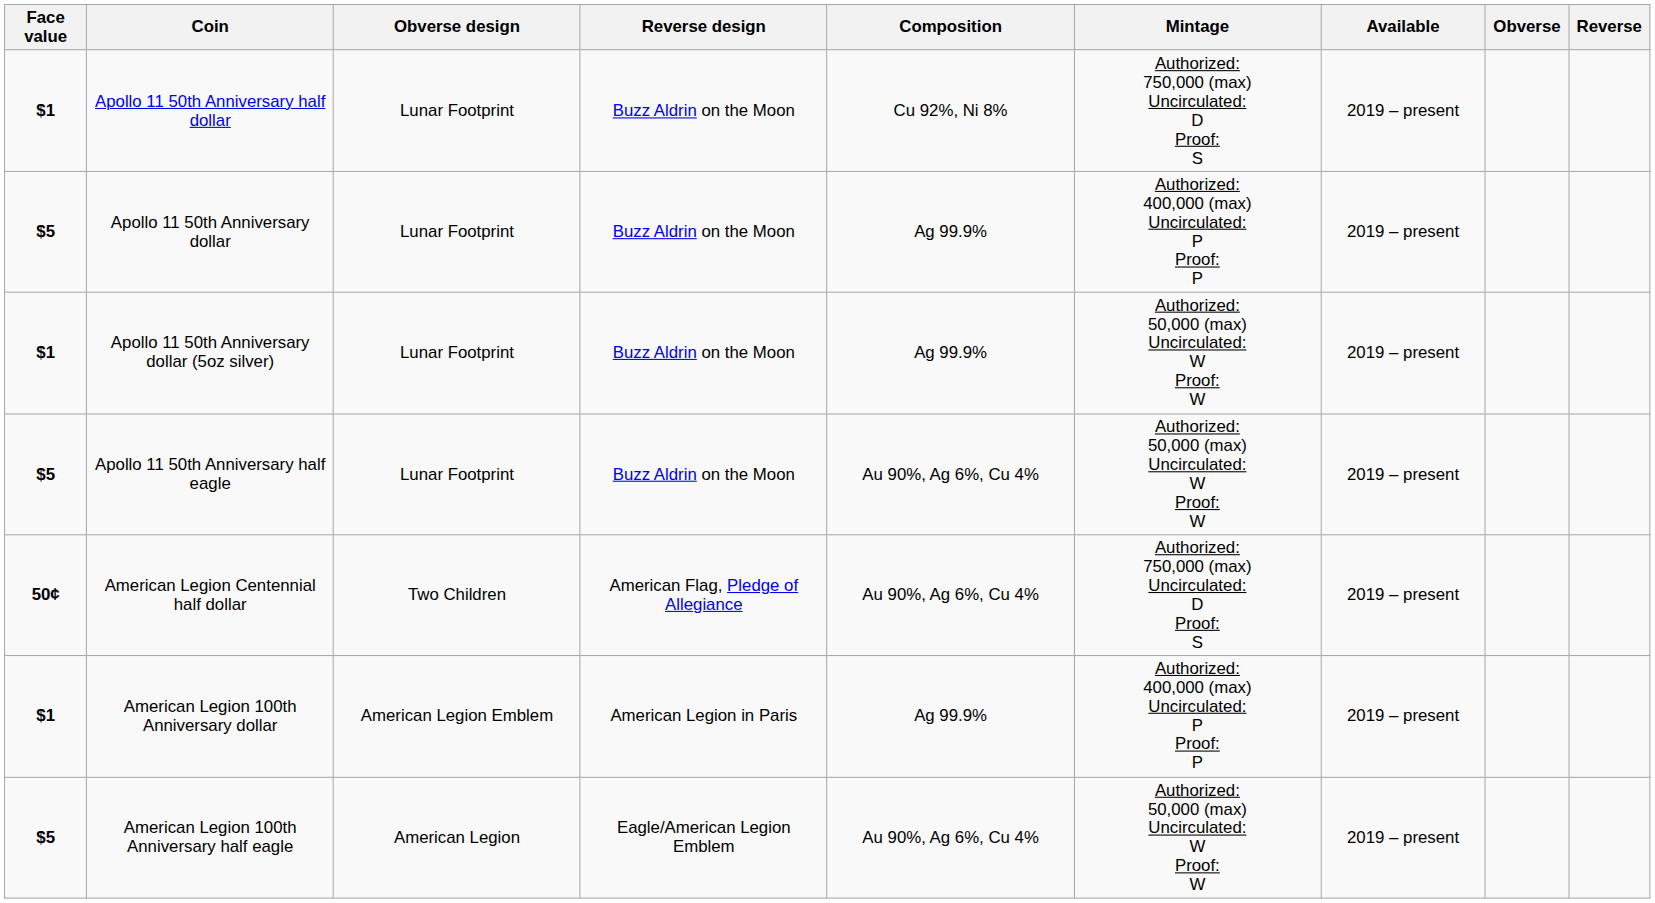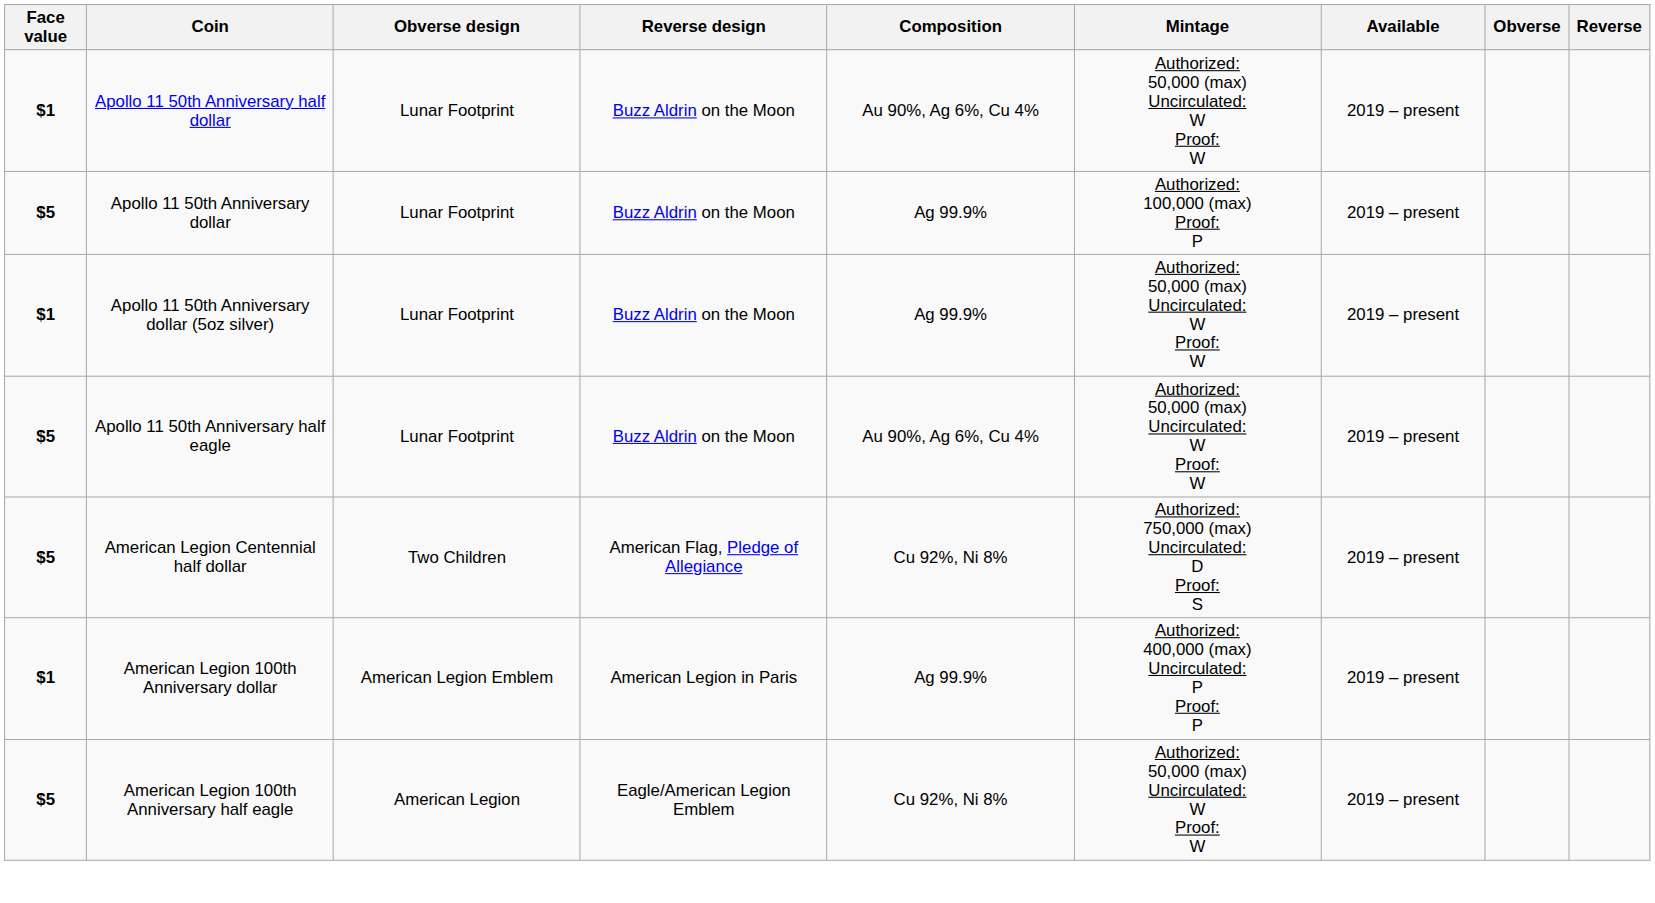(951, 110) Cu 92%, Ni 8% -> (951, 110) Au 90%, Ag 6%, Cu 4%
(1197, 110) Authorized: 750,000 (max) Uncirculated: D Proof: S -> (1197, 110) Authorized: 50,000 (max) Uncirculated: W Proof: W
(1197, 231) Authorized: 400,000 (max) Uncirculated: P Proof: P -> (1197, 212) Authorized: 100,000 (max) Proof: P
(46, 595) 50¢ -> (46, 557) $5
(951, 595) Au 90%, Ag 6%, Cu 4% -> (951, 557) Cu 92%, Ni 8%
(951, 837) Au 90%, Ag 6%, Cu 4% -> (951, 799) Cu 92%, Ni 8%
